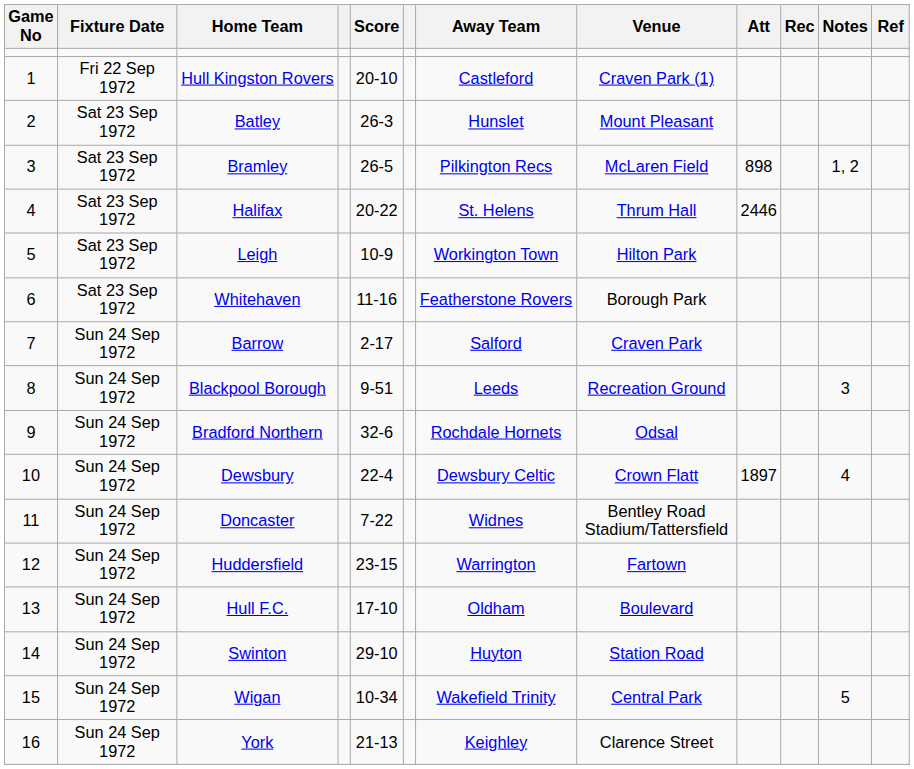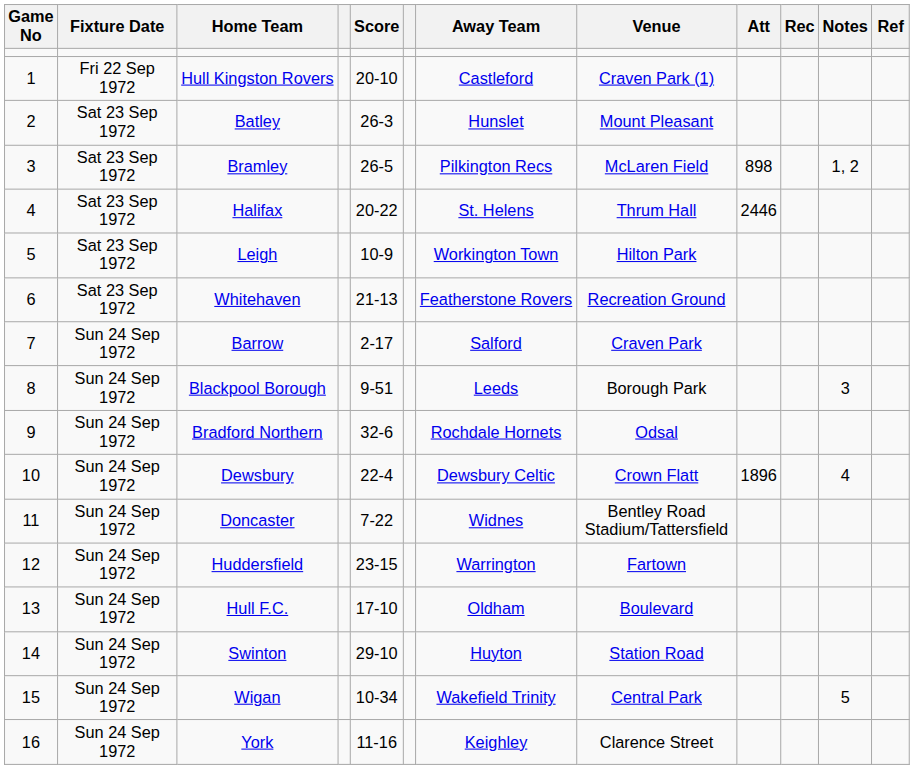(377, 299) 11-16 -> (377, 299) 21-13
(657, 299) Borough Park -> (657, 299) Recreation Ground
(657, 388) Recreation Ground -> (657, 388) Borough Park
(759, 476) 1897 -> (759, 476) 1896
(377, 742) 21-13 -> (377, 742) 11-16
